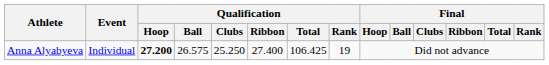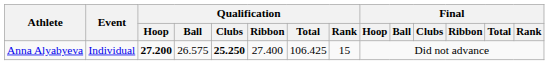(229, 50) normal -> (229, 50) bold
(344, 50) 19 -> (344, 50) 15
